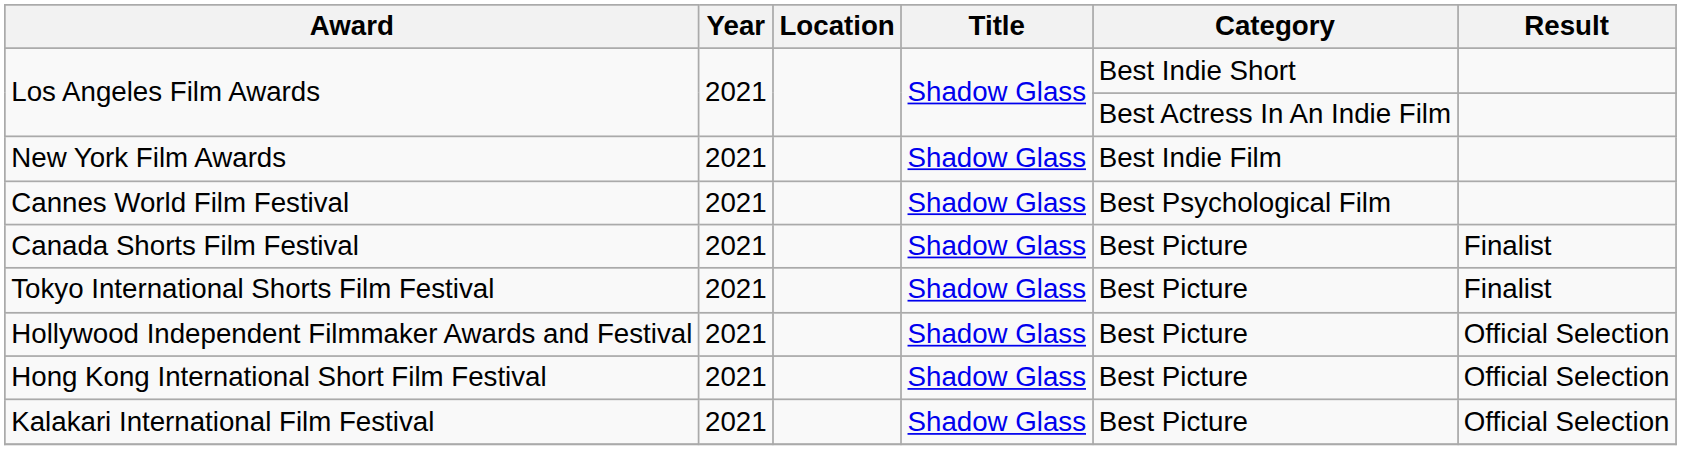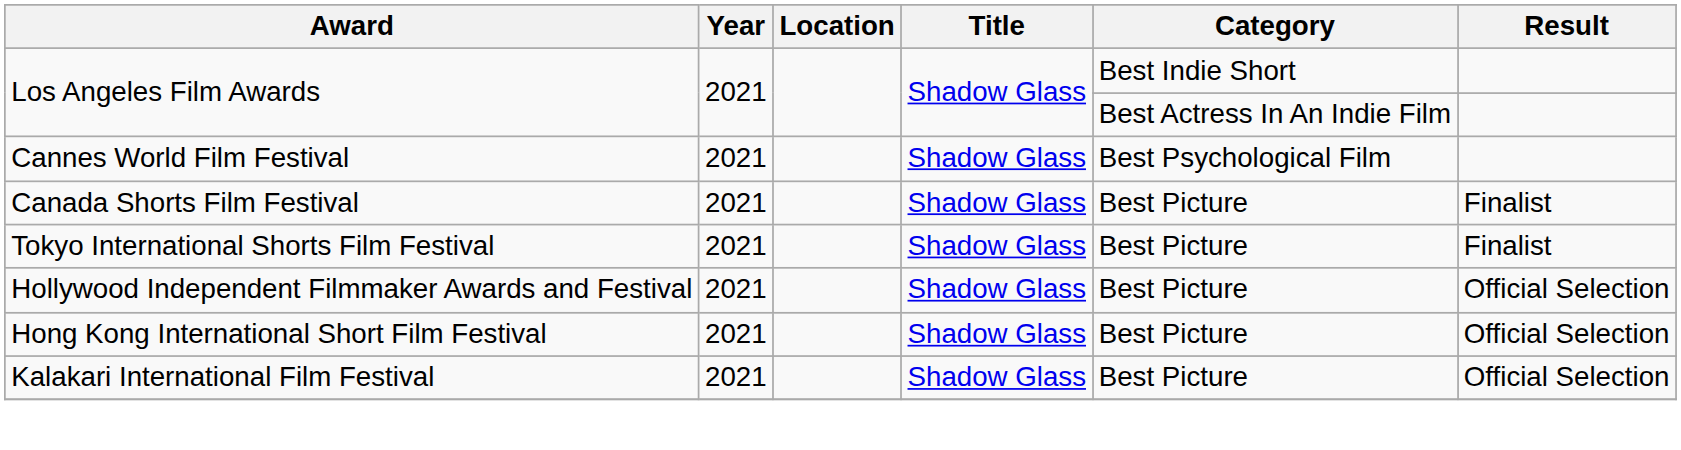- row: (149, 158)
